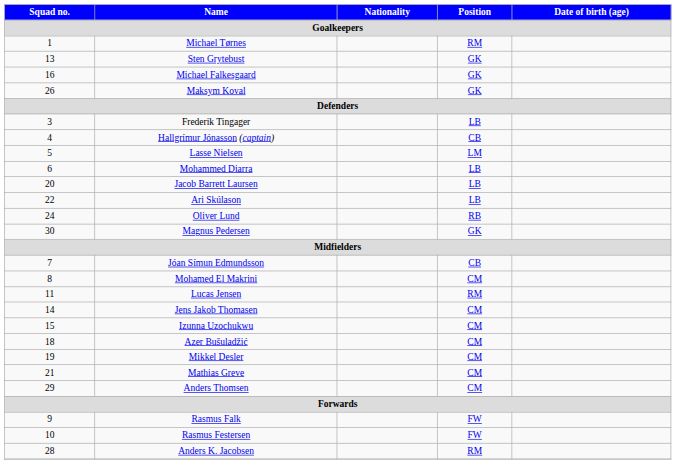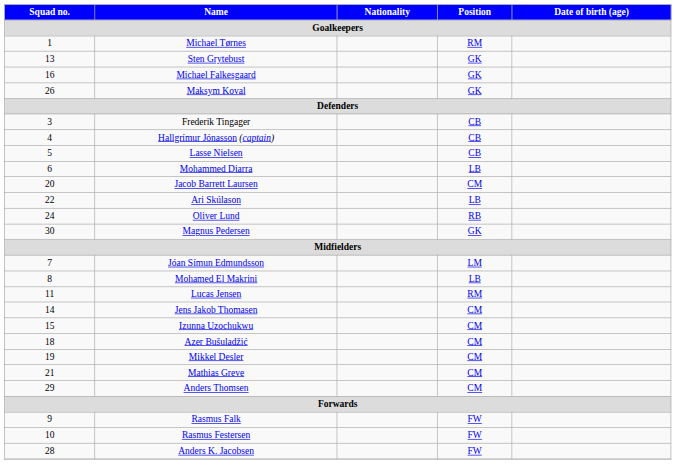(475, 122) LB -> (475, 122) CB
(475, 153) LM -> (475, 153) CB
(475, 185) LB -> (475, 185) CM
(475, 263) CB -> (475, 263) LM
(475, 279) CM -> (475, 279) LB
(475, 451) RM -> (475, 451) FW
